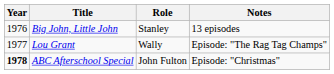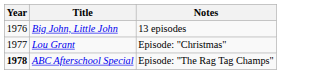- column: (163, 12)
(259, 45) Episode: "The Rag Tag Champs" -> (182, 45) Episode: "Christmas"
(236, 61) Episode: "Christmas" -> (206, 61) Episode: "The Rag Tag Champs"
